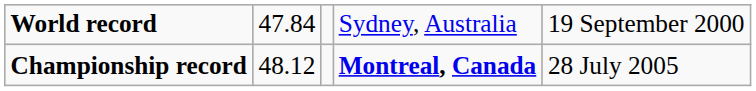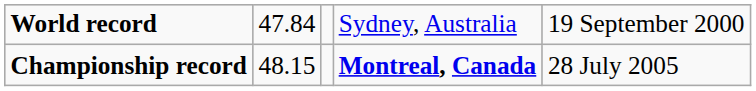(287, 64) 48.12 -> (287, 64) 48.15
